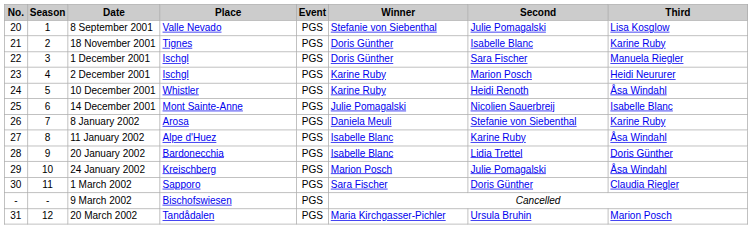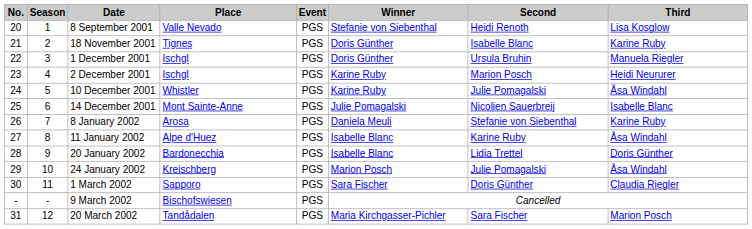(508, 28) Julie Pomagalski -> (500, 28) Heidi Renoth
(499, 59) Sara Fischer -> (501, 59) Ursula Bruhin
(500, 90) Heidi Renoth -> (508, 90) Julie Pomagalski
(501, 216) Ursula Bruhin -> (499, 216) Sara Fischer
